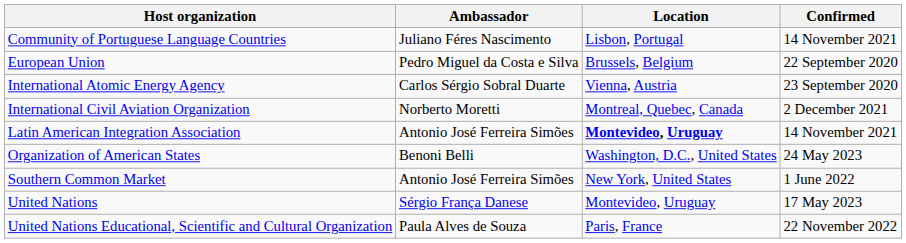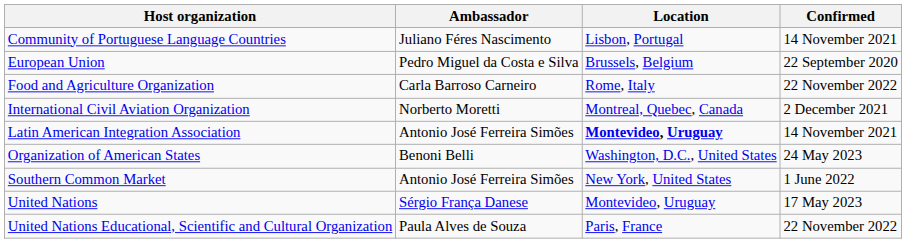+ row: (111, 86)
- row: (116, 86)
